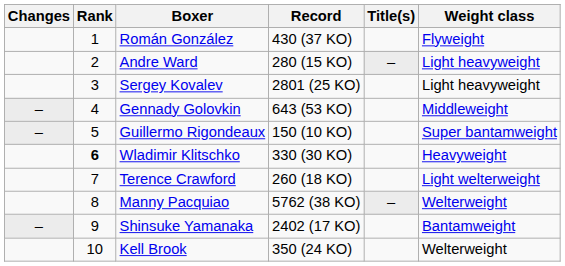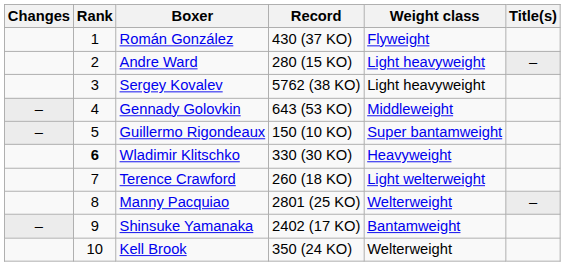columns swapped: (489, 16) <-> (391, 16)
(316, 86) 2801 (25 KO) -> (316, 86) 5762 (38 KO)
(316, 202) 5762 (38 KO) -> (316, 202) 2801 (25 KO)
